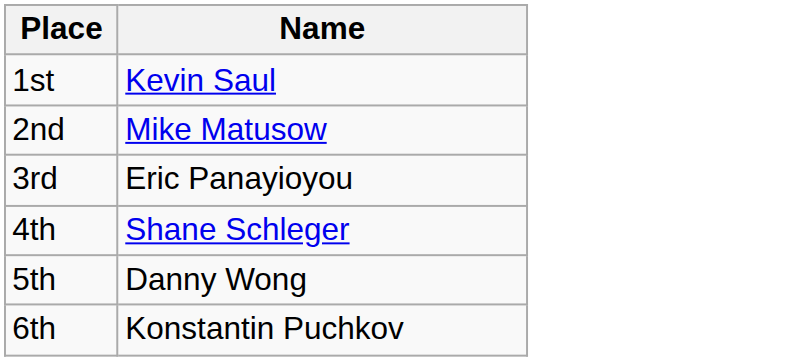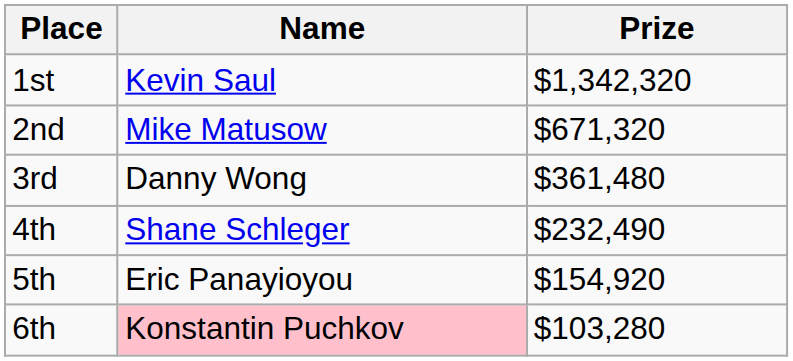+ column: (657, 29)
(239, 179) Eric Panayioyou -> (216, 179) Danny Wong
(216, 279) Danny Wong -> (239, 279) Eric Panayioyou
(265, 329) no background -> (265, 329) pink background
